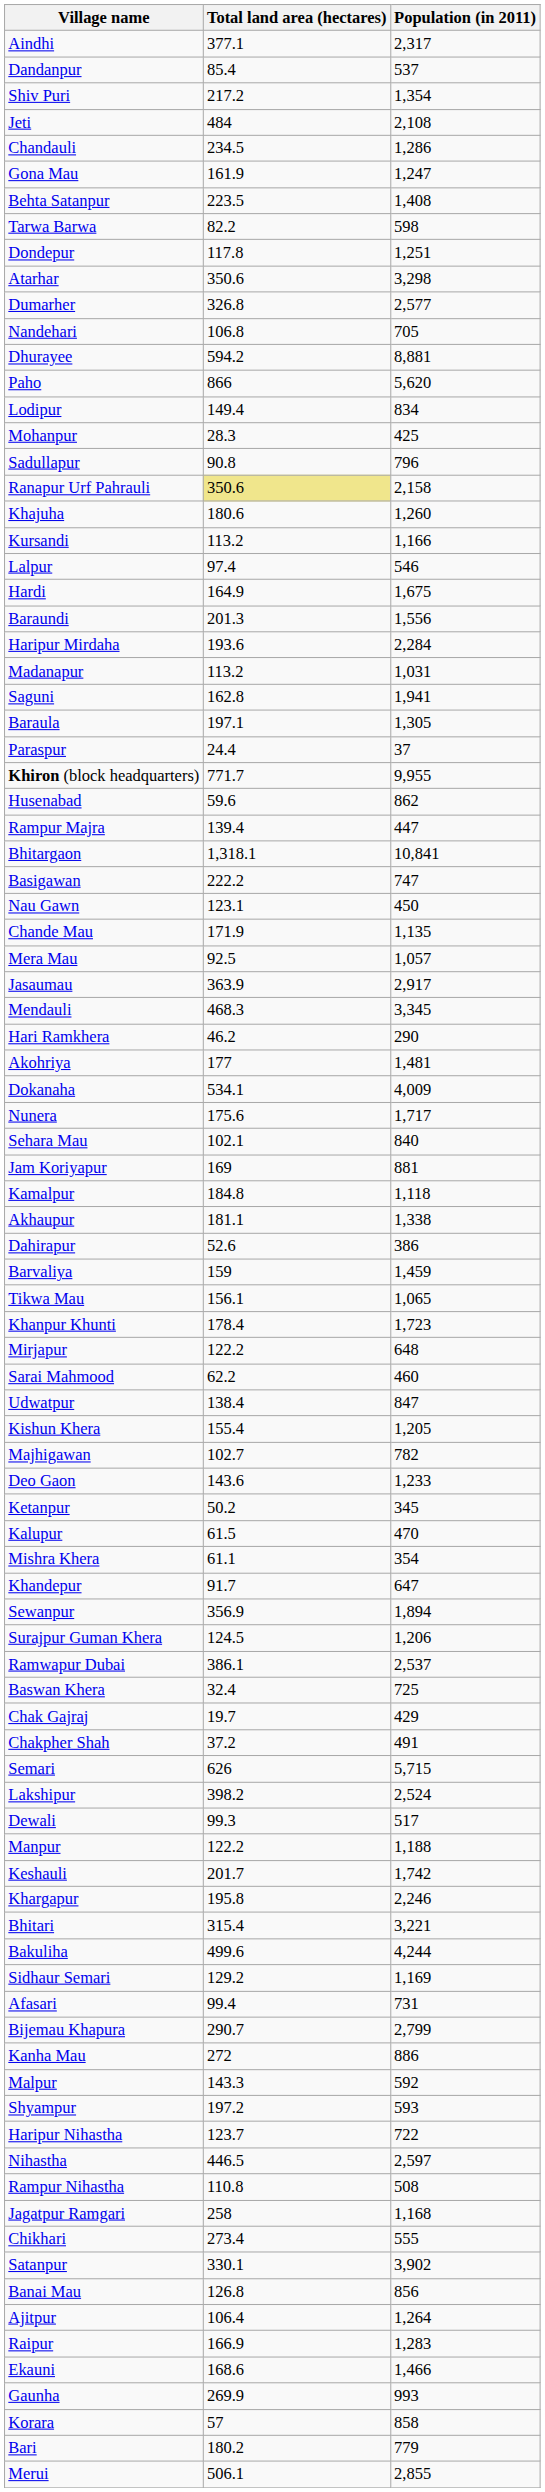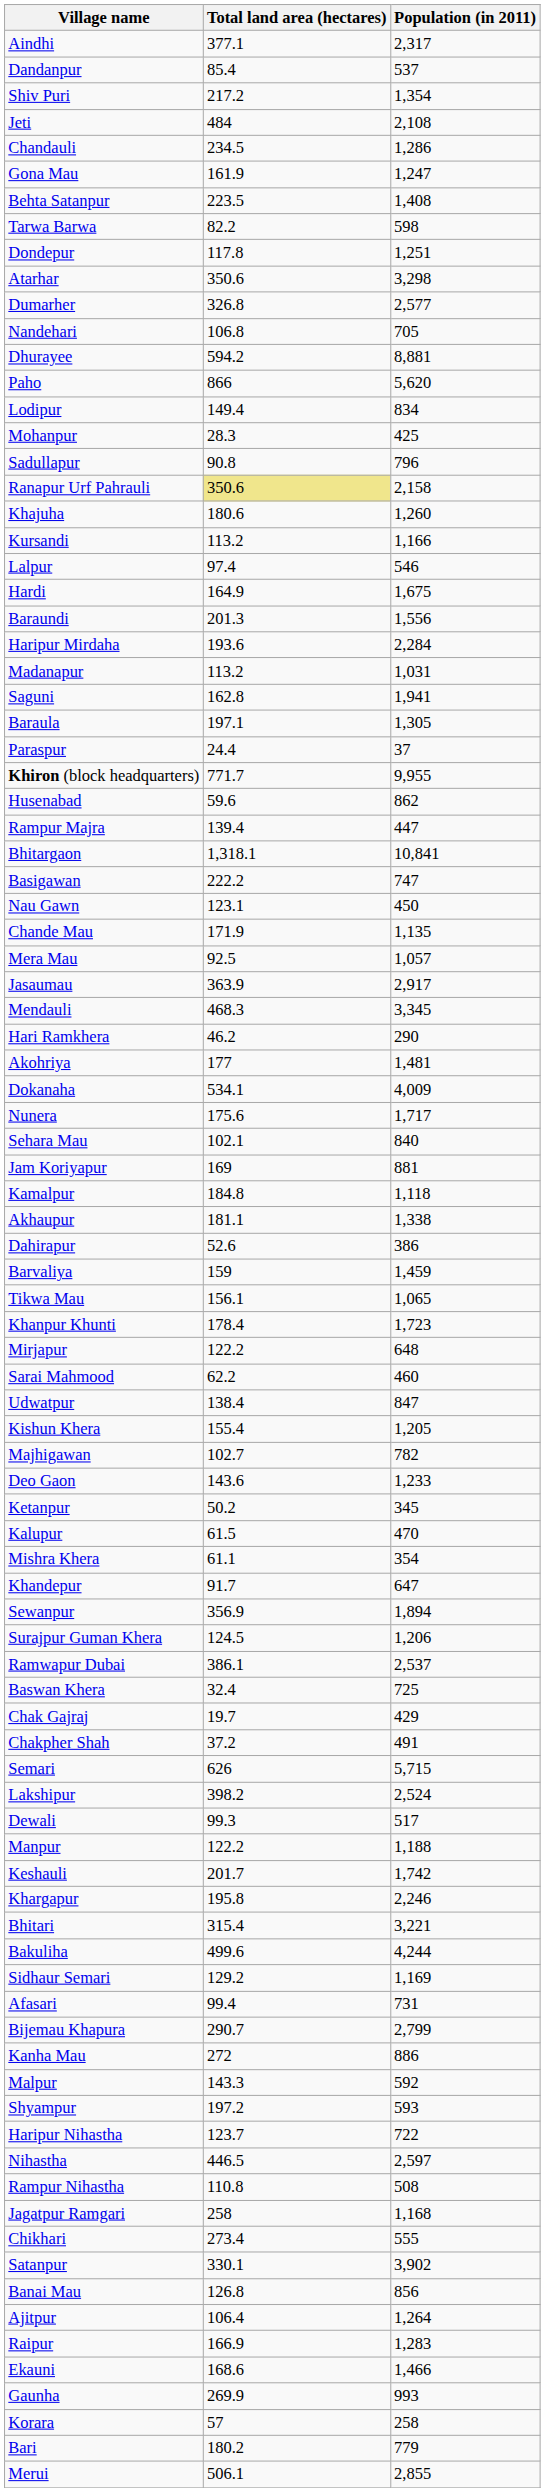(406, 2422) 858 -> (406, 2422) 258
